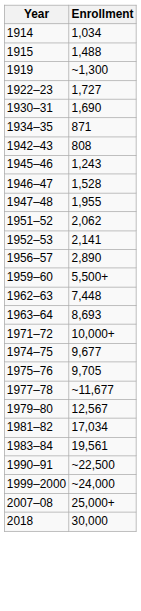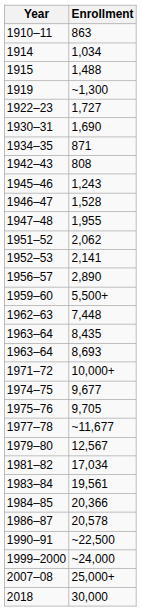+ row: (81, 33)
+ row: (86, 333)
+ row: (90, 502)
+ row: (90, 521)
